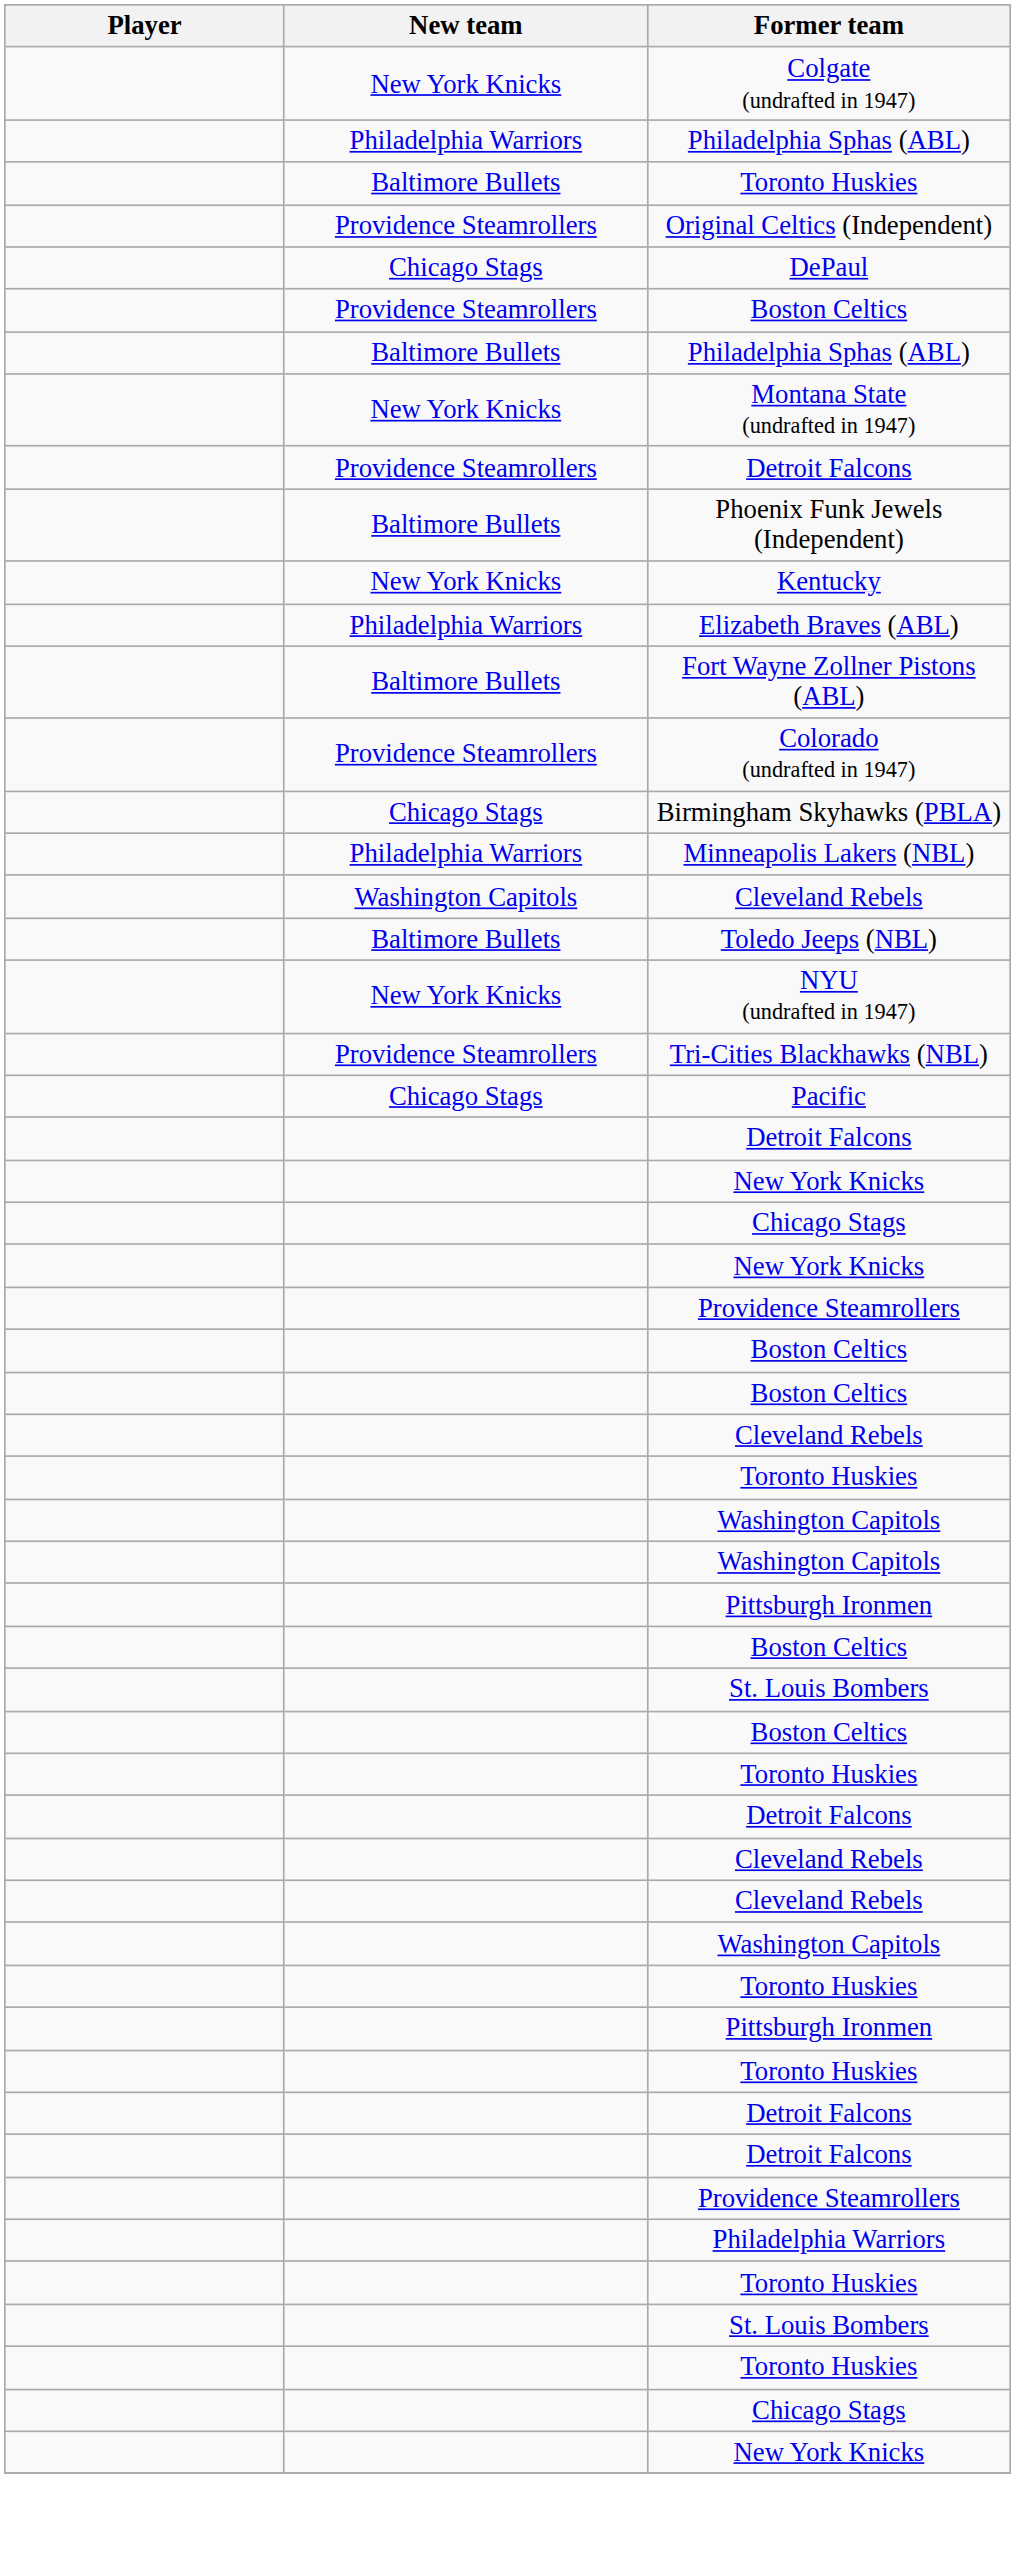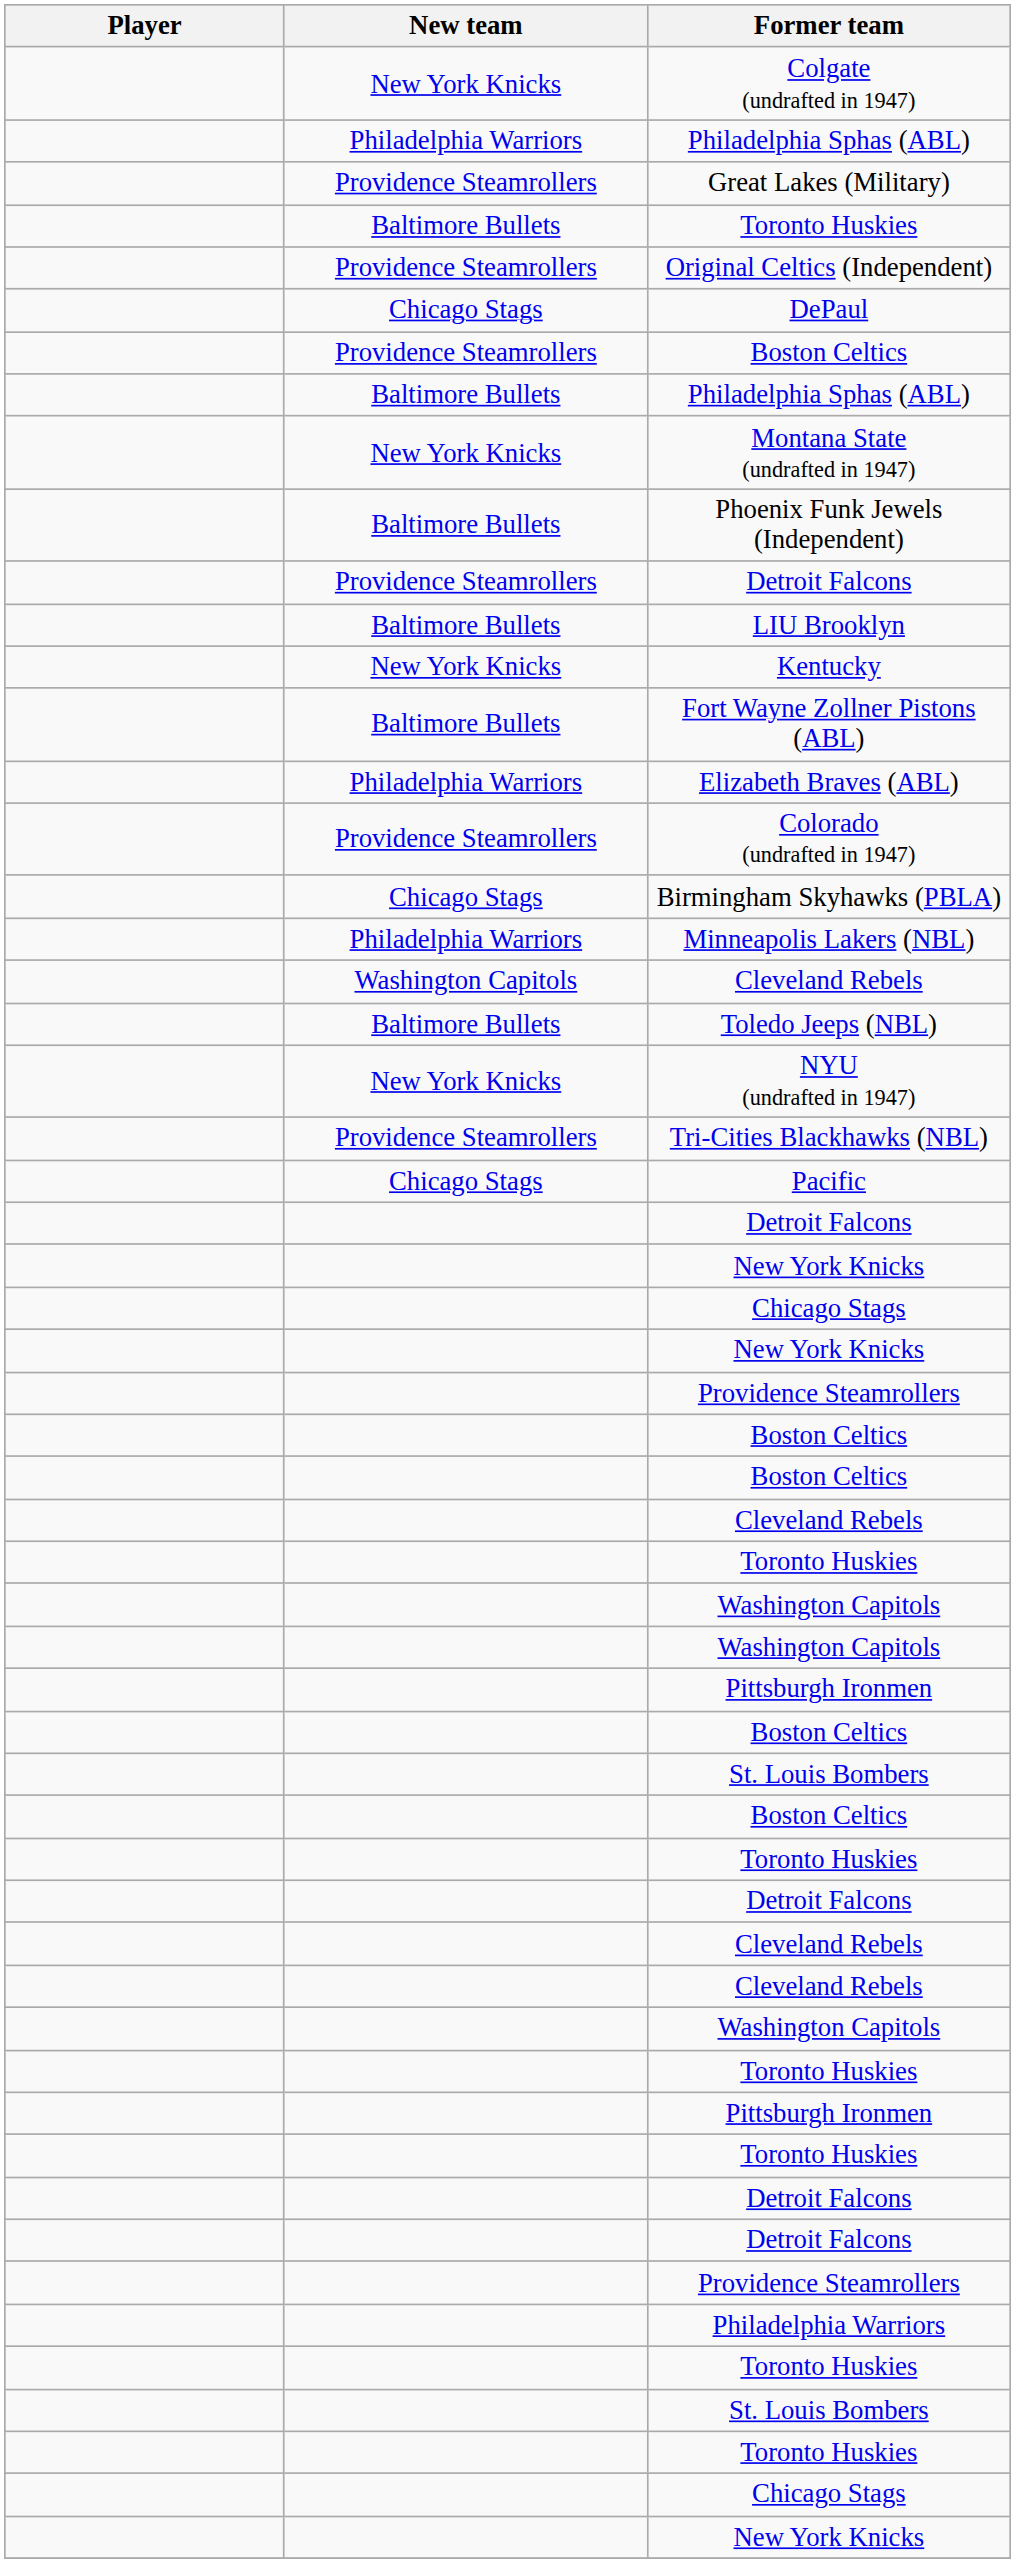+ row: (466, 182)
rows swapped: (466, 467) <-> (466, 524)
+ row: (466, 624)
rows swapped: (466, 624) <-> (466, 681)
